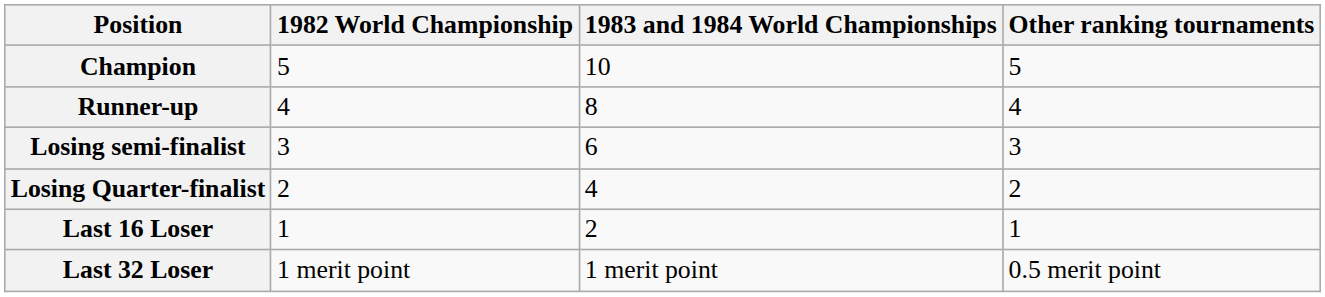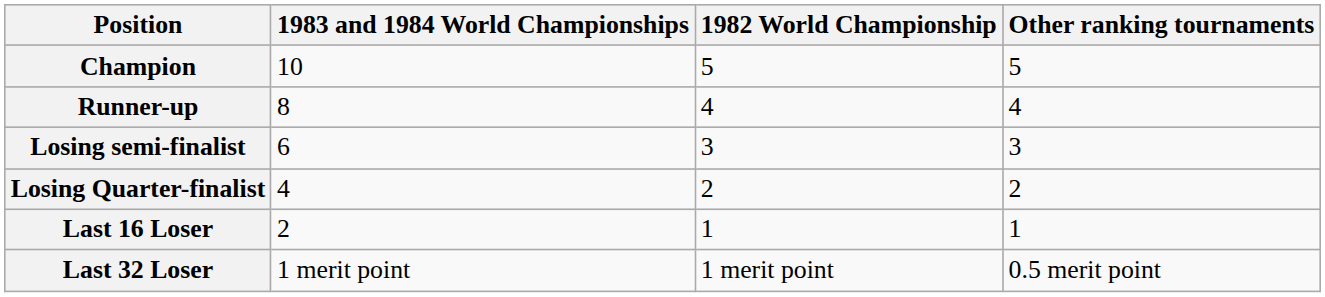columns swapped: (425, 24) <-> (791, 24)
